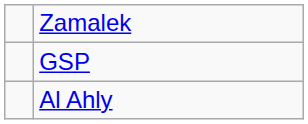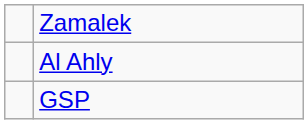rows swapped: (76, 99) <-> (65, 61)
